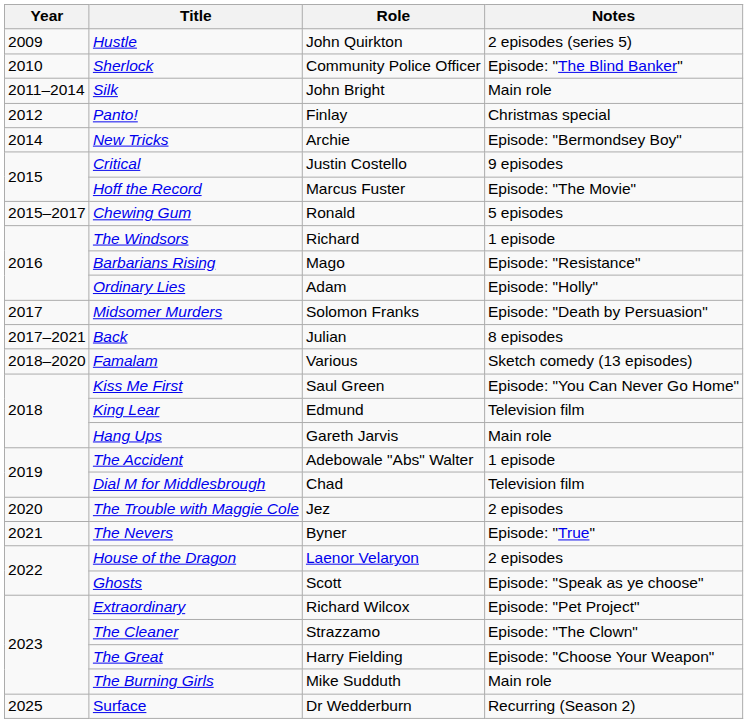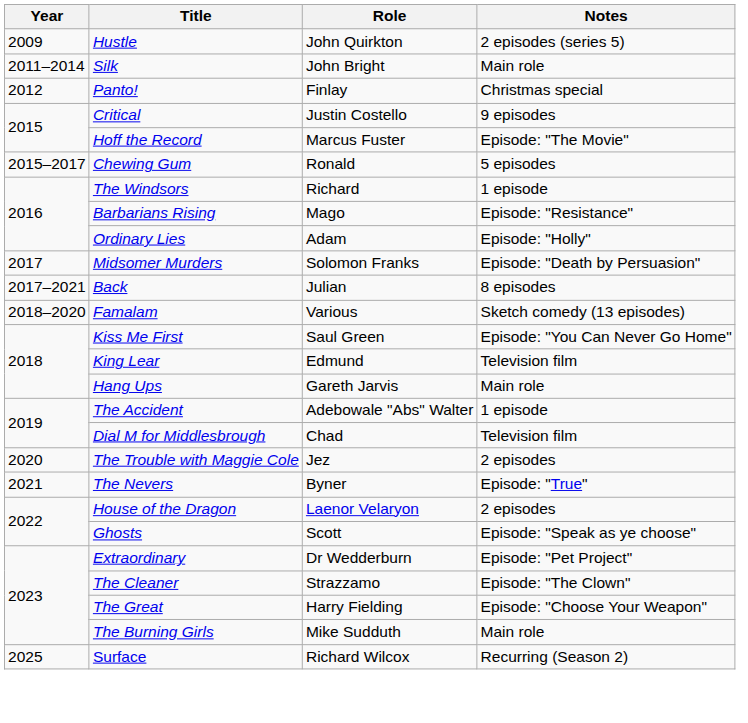- row: (123, 66)
- row: (131, 139)
(358, 607) Richard Wilcox -> (359, 558) Dr Wedderburn
(359, 705) Dr Wedderburn -> (358, 656) Richard Wilcox
